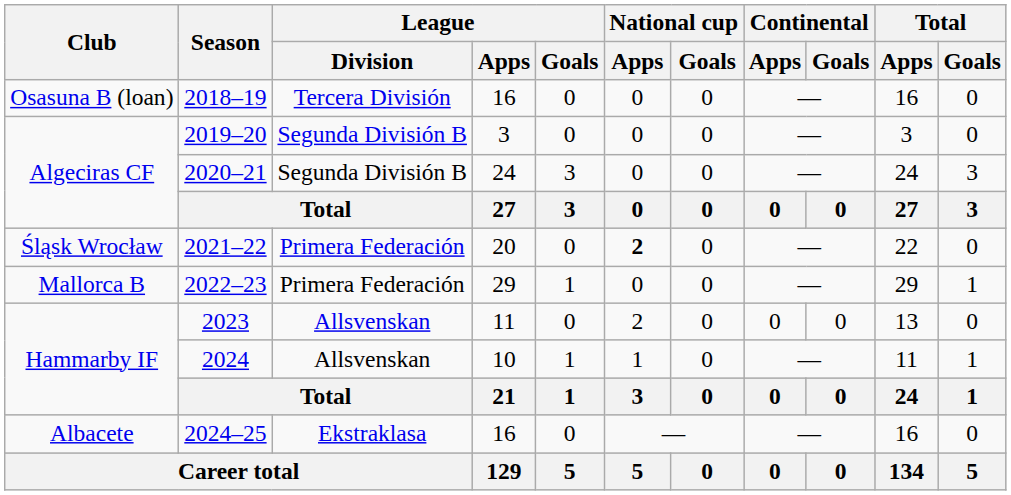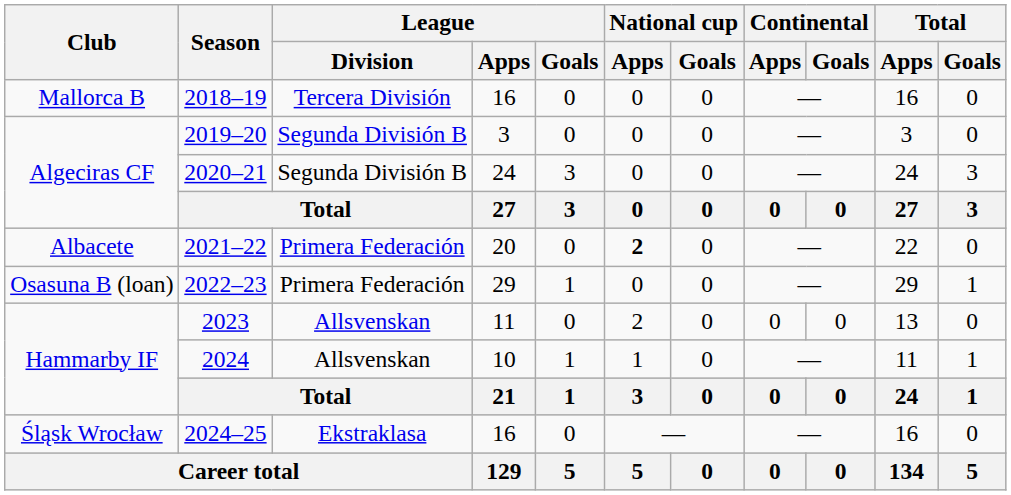(92, 97) Osasuna B (loan) -> (92, 97) Mallorca B
(92, 246) Śląsk Wrocław -> (92, 246) Albacete
(92, 284) Mallorca B -> (92, 284) Osasuna B (loan)
(92, 433) Albacete -> (92, 433) Śląsk Wrocław
